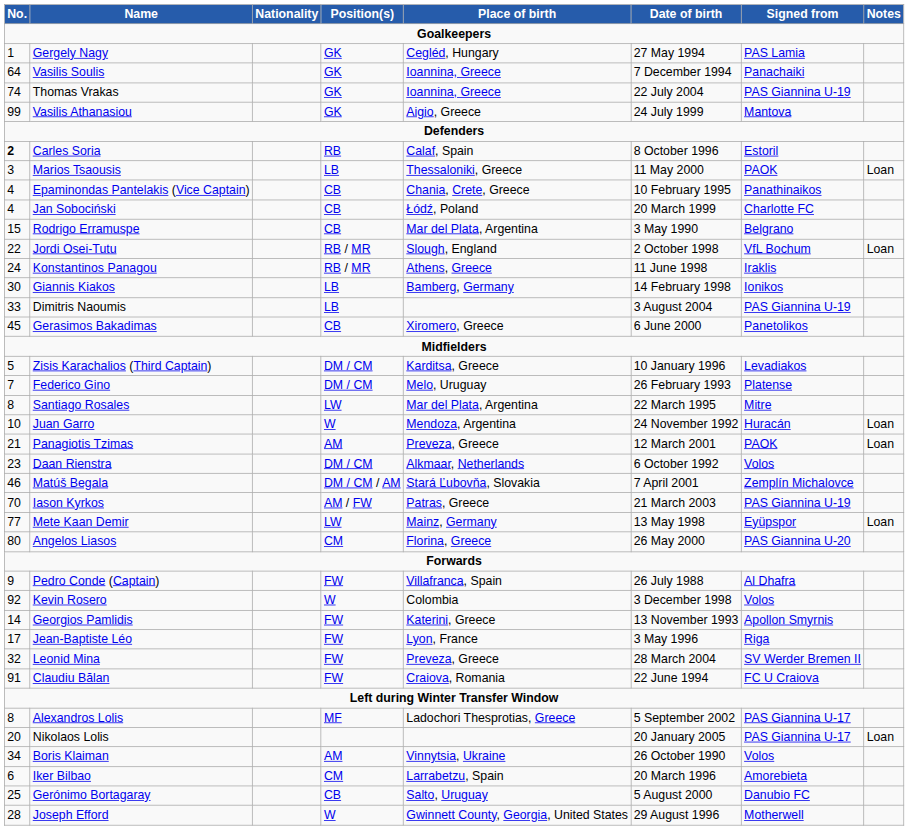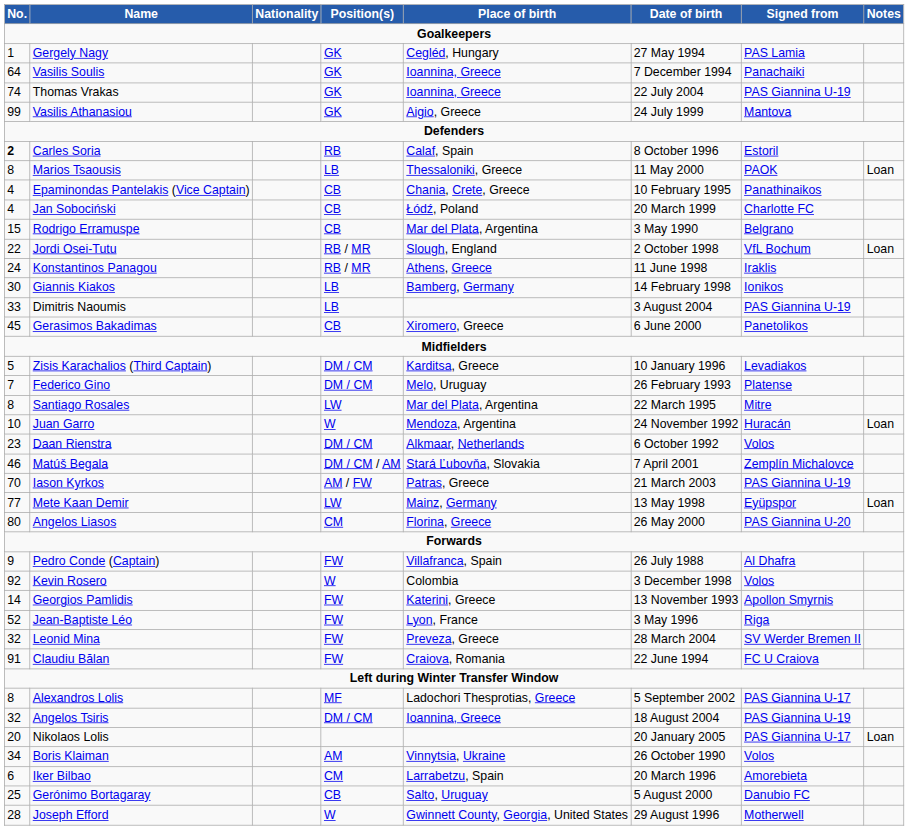(11, 170) 3 -> (11, 170) 8
- row: (83, 444)
(14, 639) 17 -> (14, 619) 52
+ row: (71, 717)
